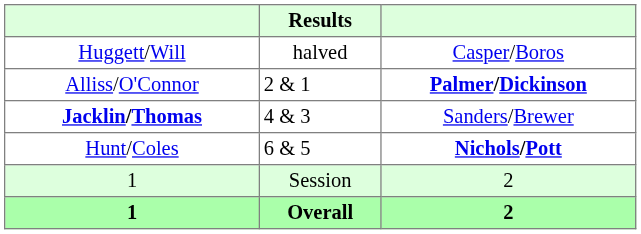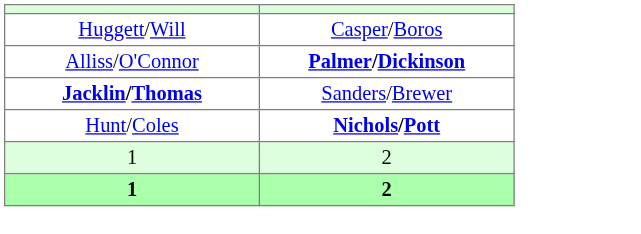- column: (320, 20)
